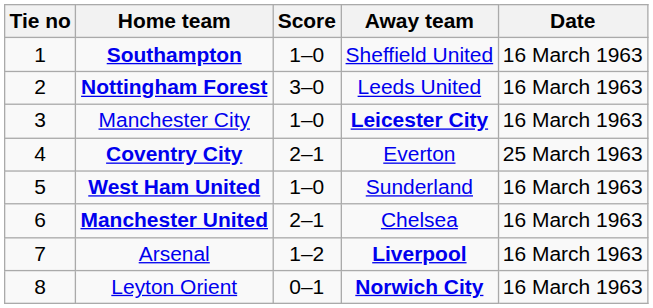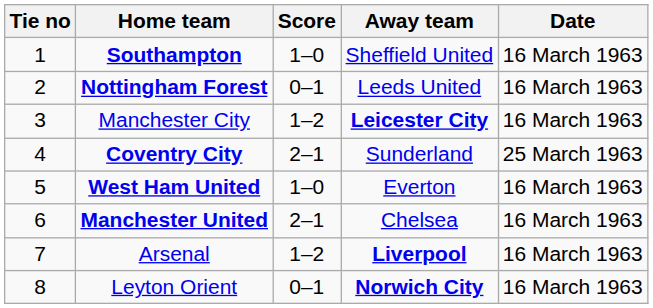(307, 87) 3–0 -> (307, 87) 0–1
(307, 120) 1–0 -> (307, 120) 1–2
(419, 154) Everton -> (419, 154) Sunderland
(419, 187) Sunderland -> (419, 187) Everton
